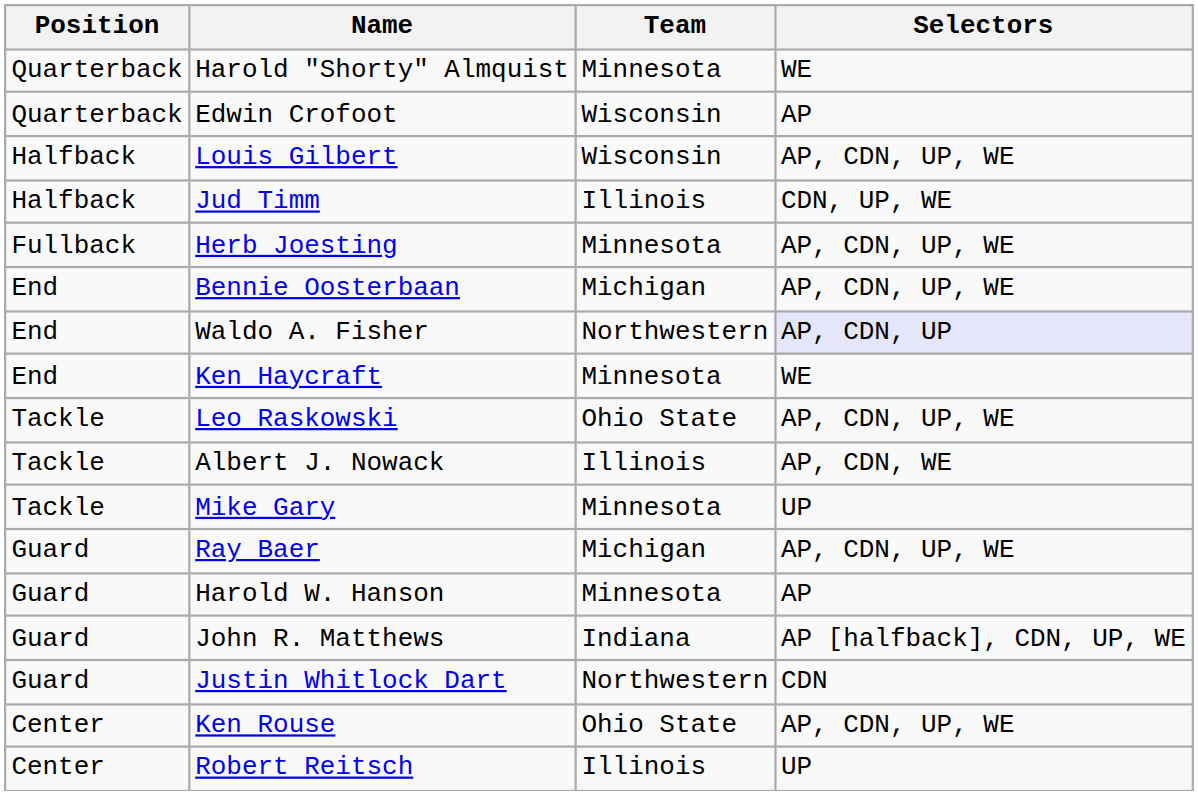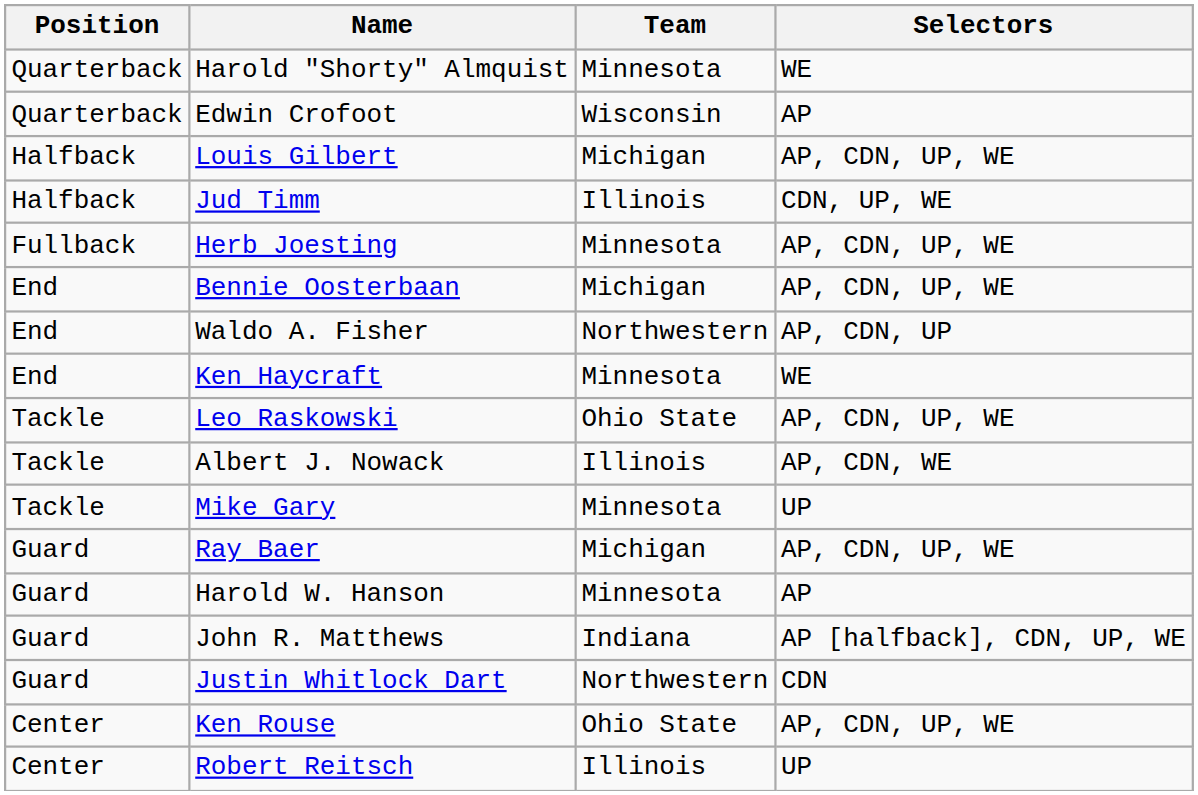(652, 158) Wisconsin -> (644, 158) Michigan
(867, 332) lavender background -> (867, 332) no background
